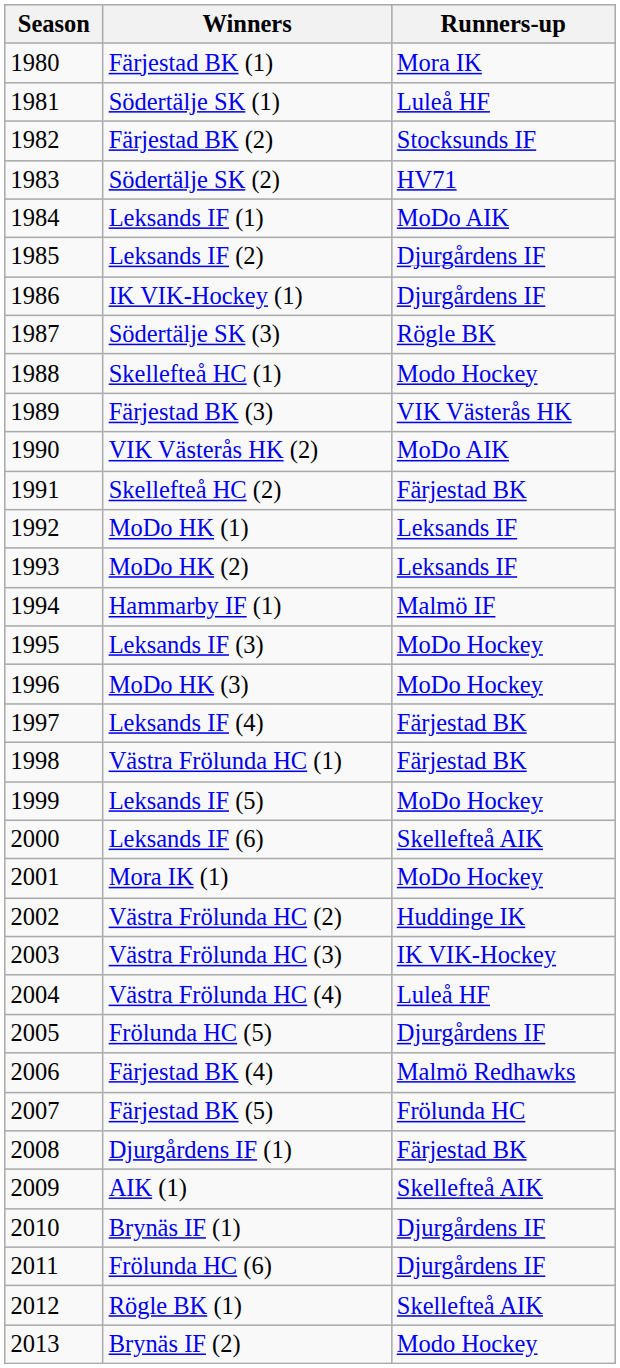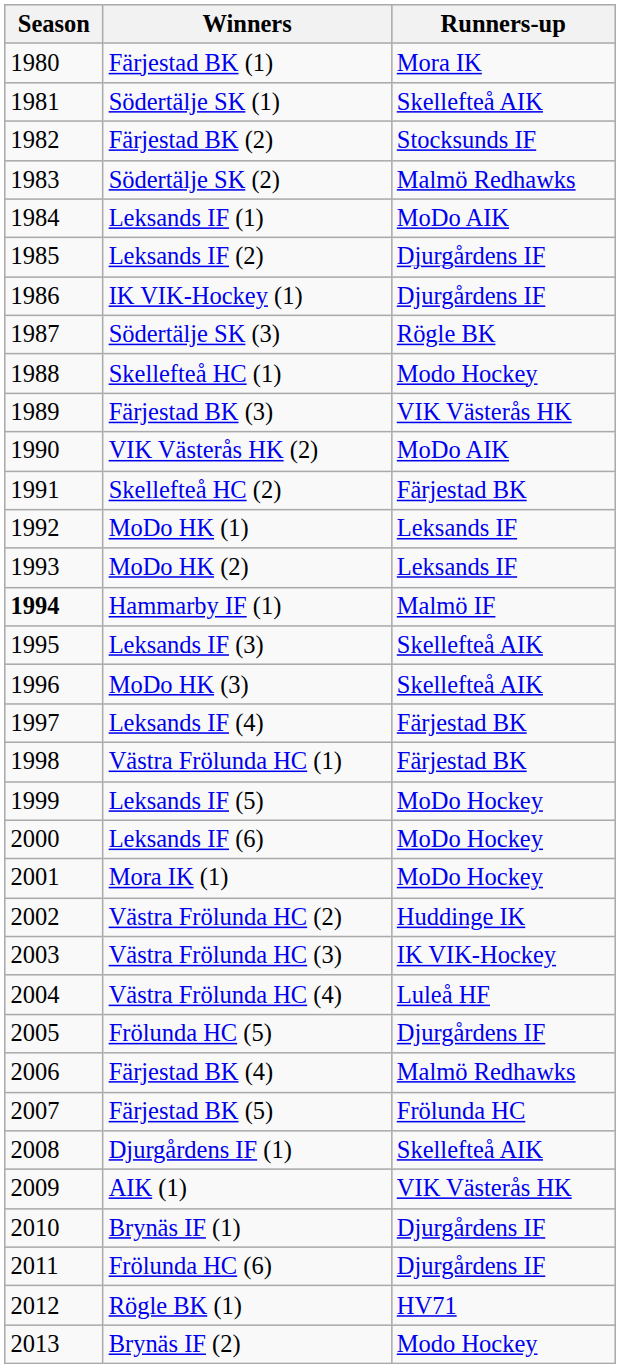(443, 101) Luleå HF -> (470, 101) Skellefteå AIK
(427, 179) HV71 -> (486, 179) Malmö Redhawks
(35, 606) normal -> (35, 606) bold
(470, 645) MoDo Hockey -> (470, 645) Skellefteå AIK
(470, 683) MoDo Hockey -> (470, 683) Skellefteå AIK
(470, 839) Skellefteå AIK -> (470, 839) MoDo Hockey
(462, 1149) Färjestad BK -> (470, 1149) Skellefteå AIK
(470, 1188) Skellefteå AIK -> (484, 1188) VIK Västerås HK
(470, 1305) Skellefteå AIK -> (427, 1305) HV71
